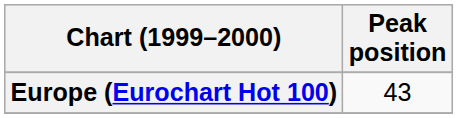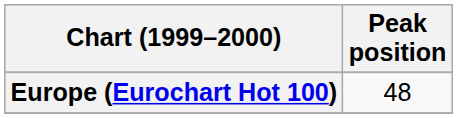(398, 92) 43 -> (398, 92) 48
